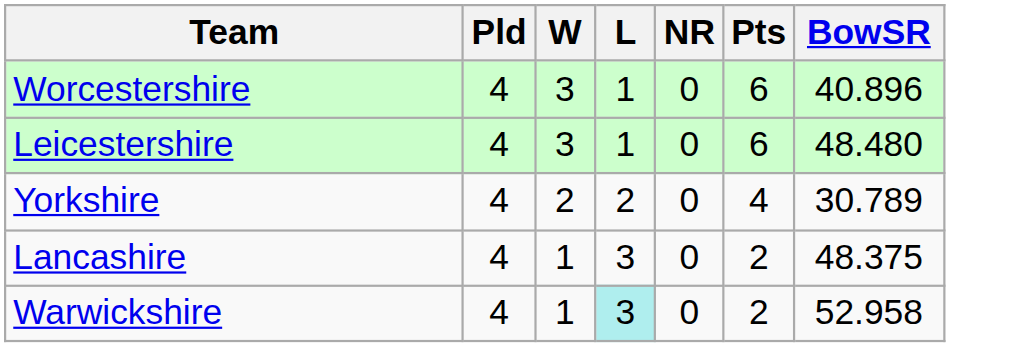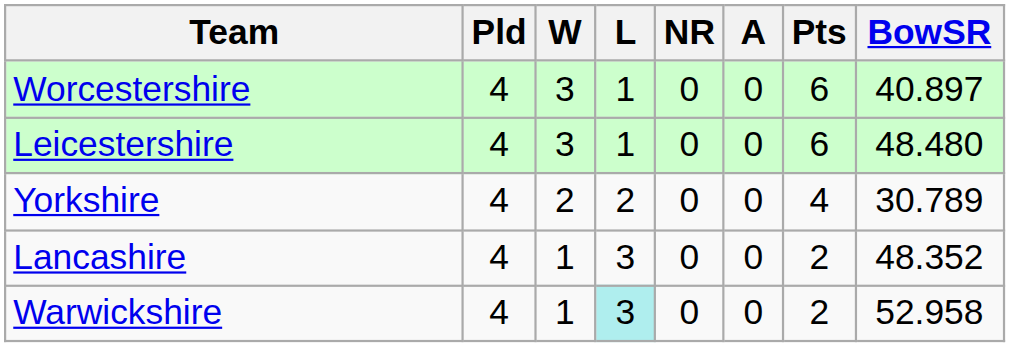+ column: (753, 32)
(869, 88) 40.896 -> (929, 88) 40.897
(869, 256) 48.375 -> (929, 256) 48.352
